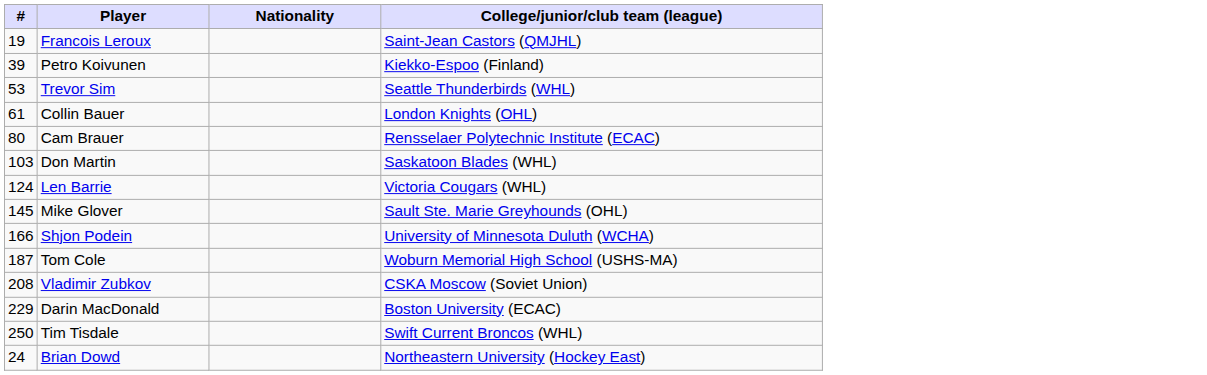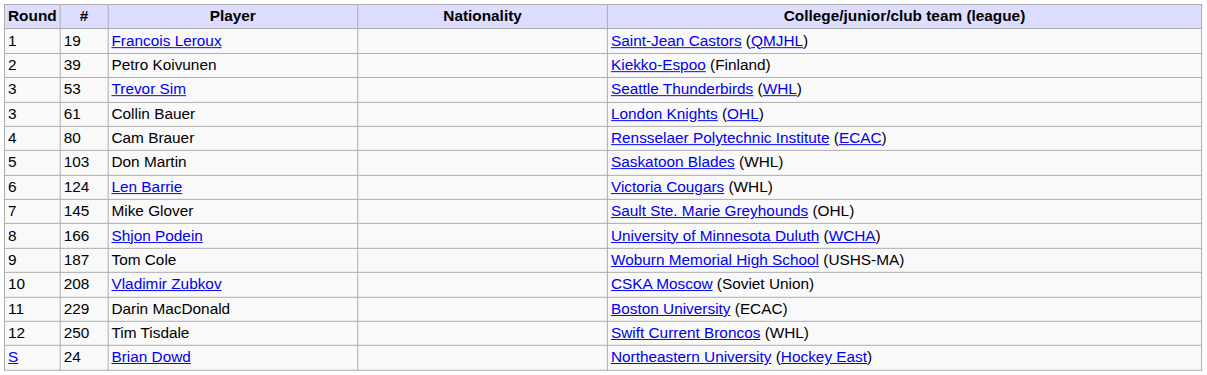+ column: (32, 16)
